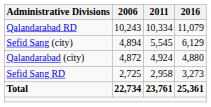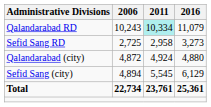(159, 27) no background -> (159, 27) paleturquoise background
rows swapped: (36, 74) <-> (40, 43)
